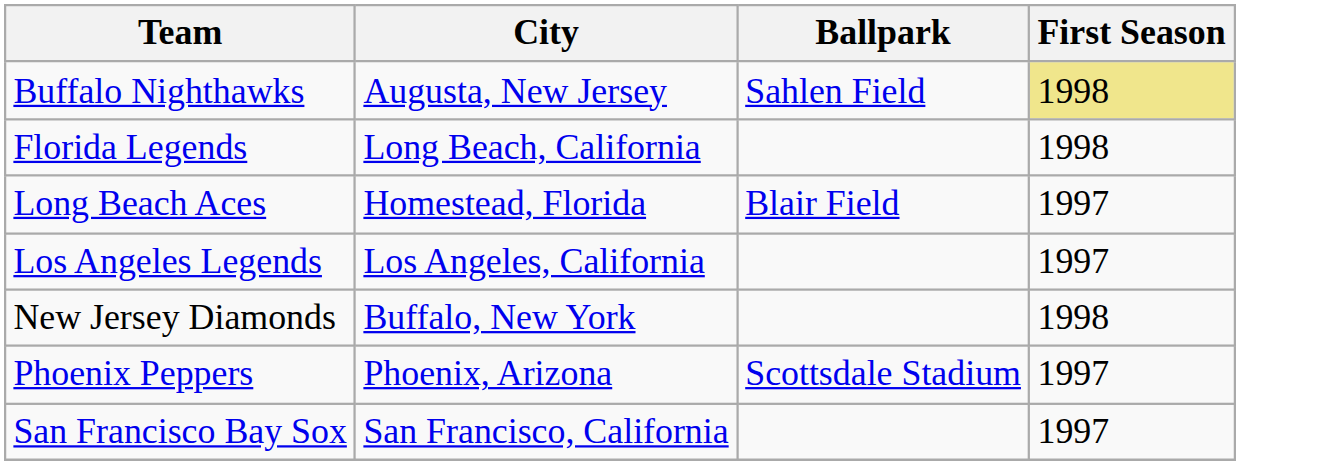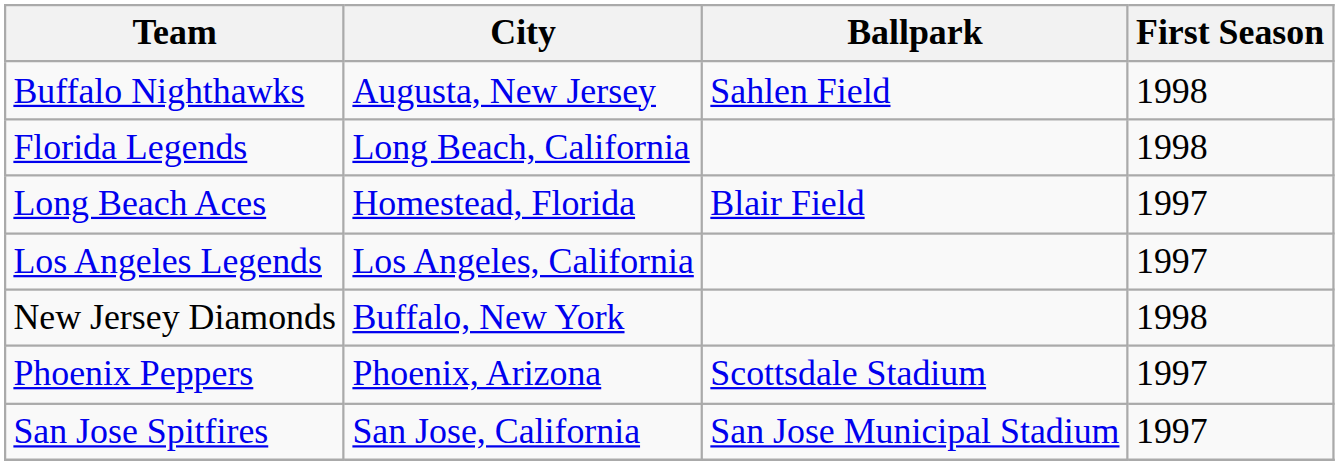(1073, 89) khaki background -> (1172, 89) no background
- row: (180, 430)
+ row: (141, 430)
